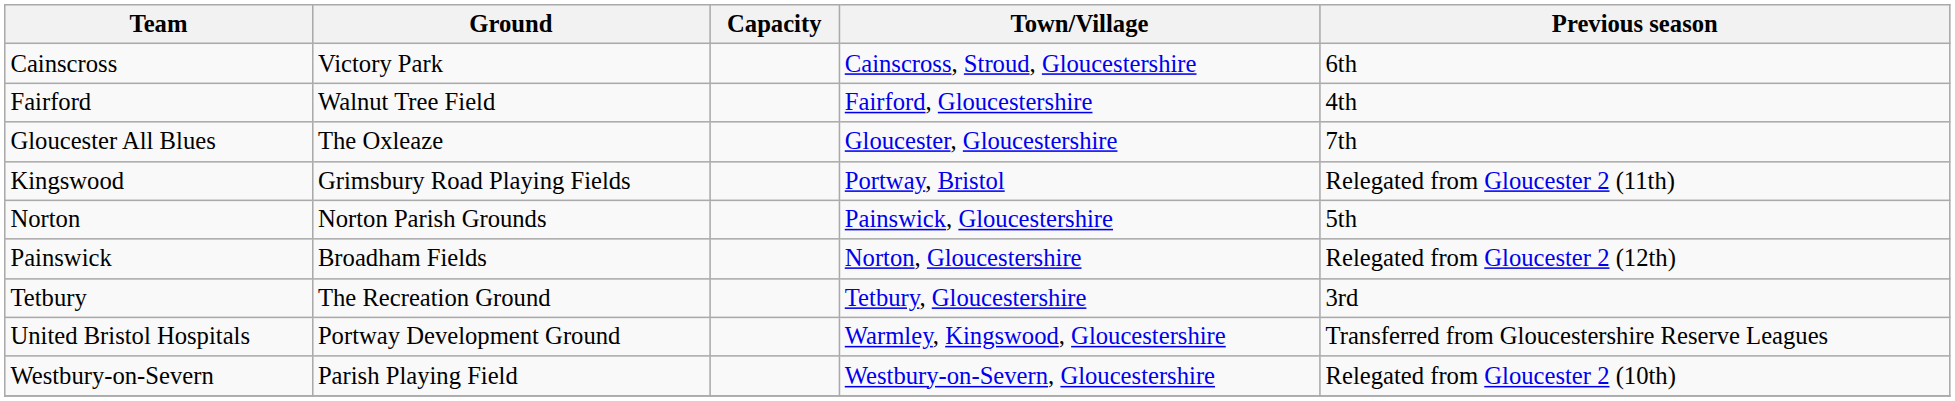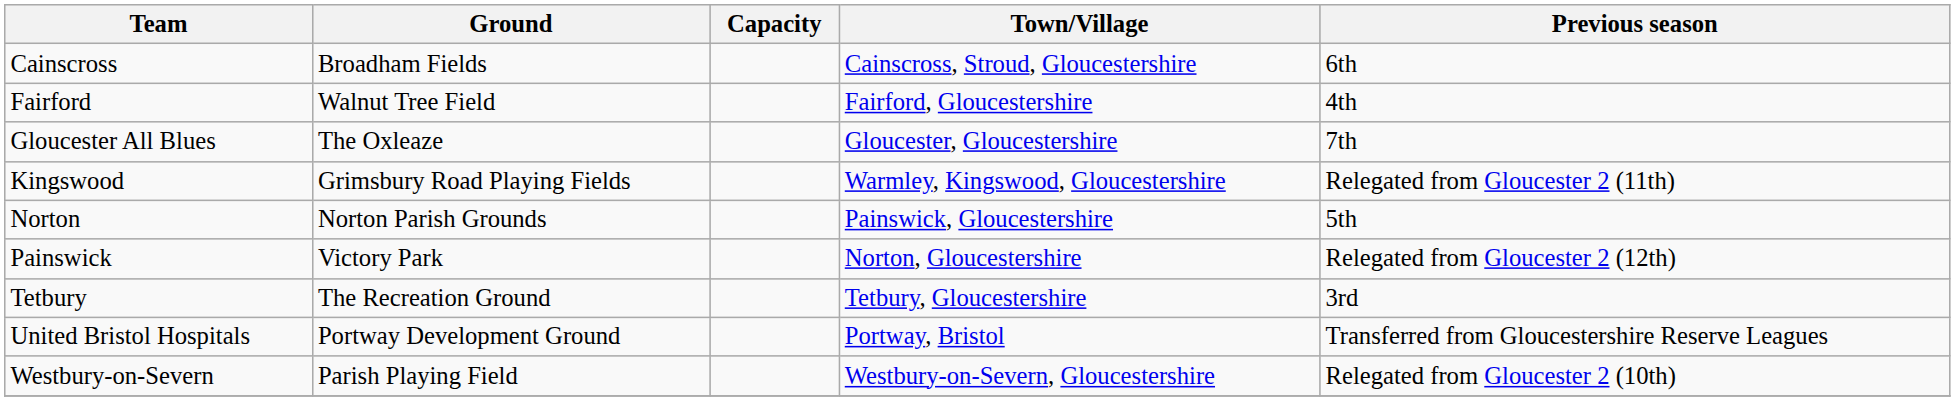(380, 63) Victory Park -> (402, 63) Broadham Fields
(925, 180) Portway, Bristol -> (1035, 180) Warmley, Kingswood, Gloucestershire
(402, 258) Broadham Fields -> (380, 258) Victory Park
(1035, 336) Warmley, Kingswood, Gloucestershire -> (925, 336) Portway, Bristol
